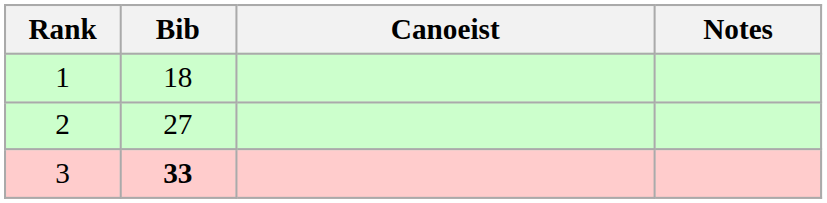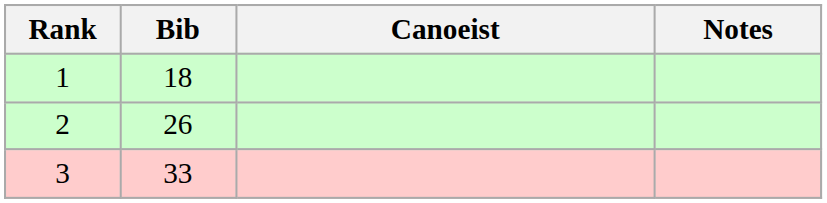(178, 125) 27 -> (178, 125) 26
(178, 173) bold -> (178, 173) normal
